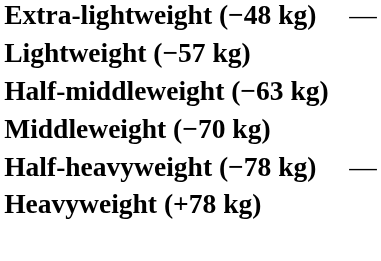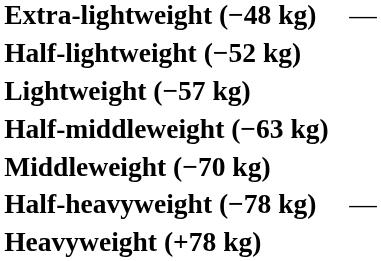+ row: (153, 53)
